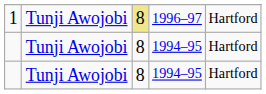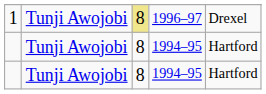(233, 18) Hartford -> (228, 18) Drexel
